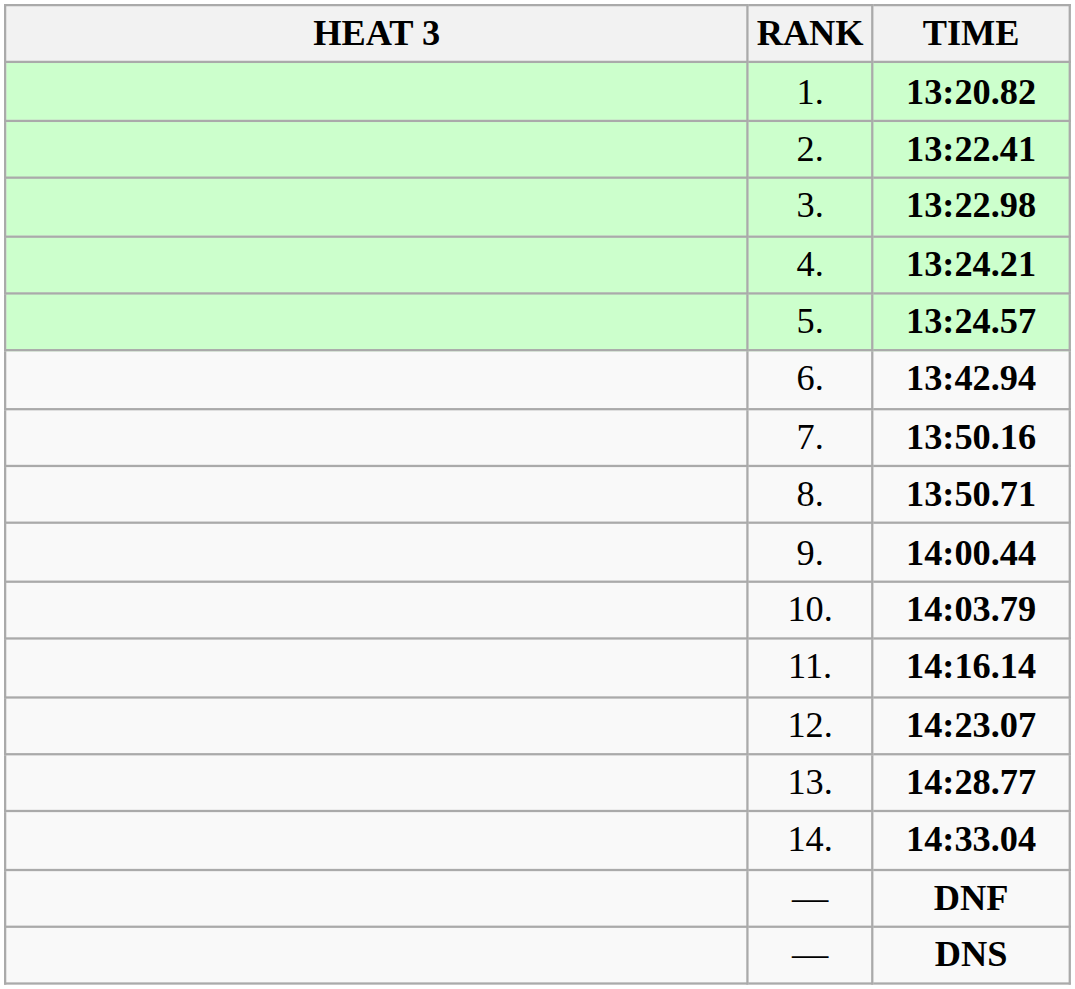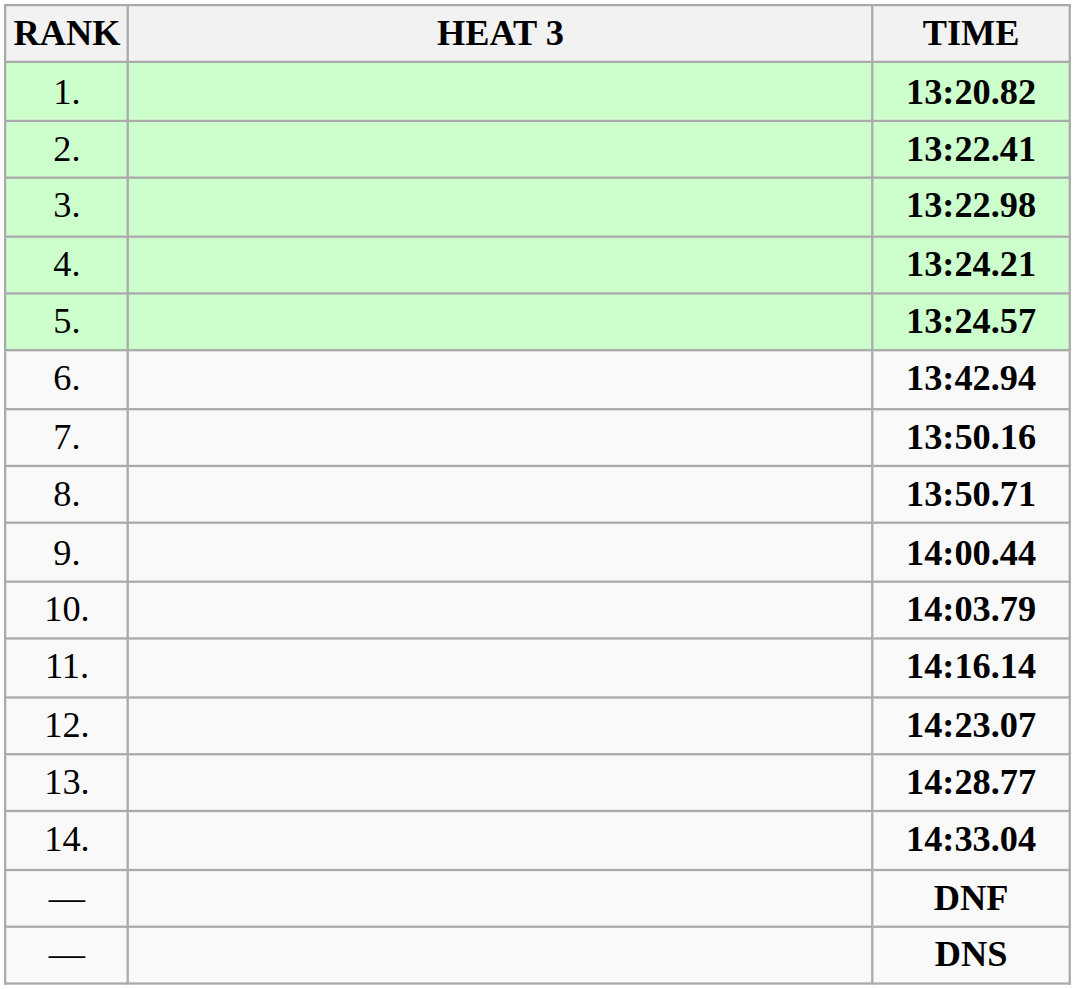columns swapped: (810, 33) <-> (377, 33)
